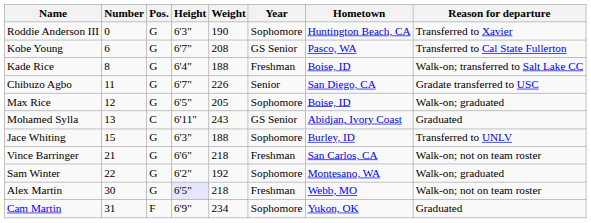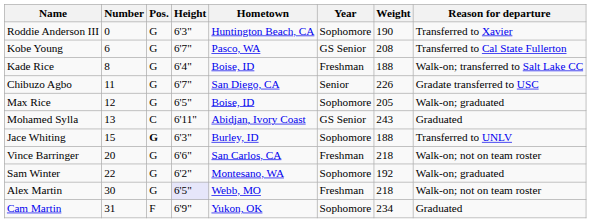columns swapped: (229, 13) <-> (359, 13)
(153, 137) normal -> (154, 137) bold
(110, 155) 21 -> (110, 155) 20
